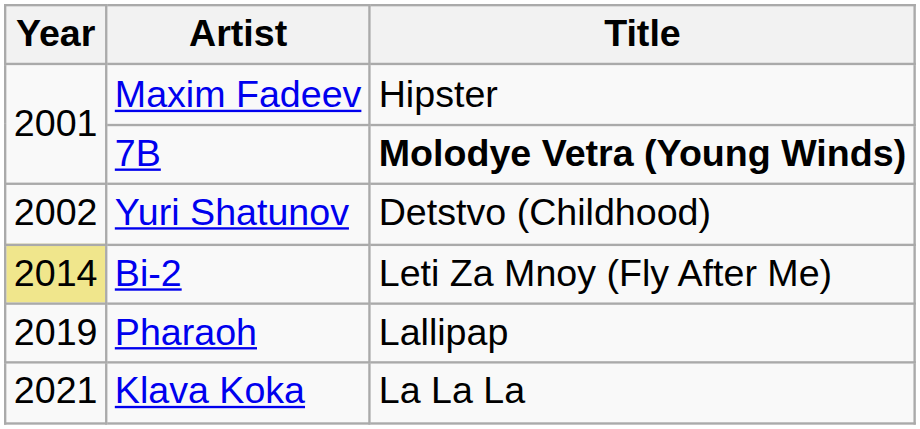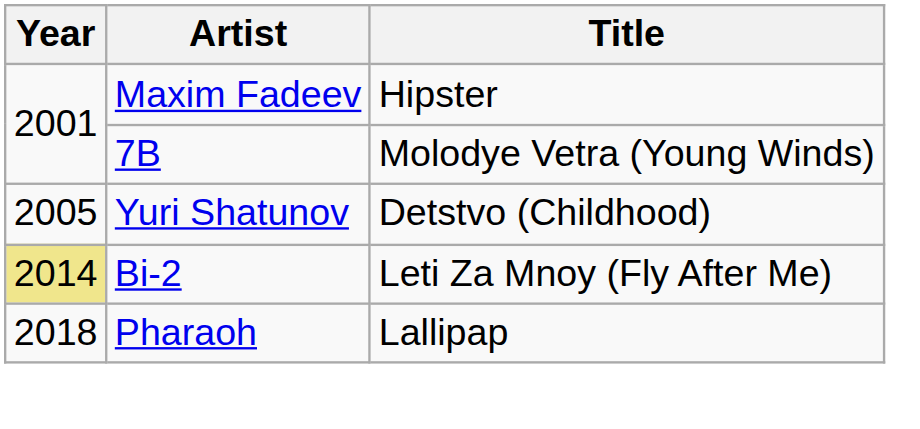(642, 153) bold -> (627, 153) normal
(56, 213) 2002 -> (56, 213) 2005
(56, 332) 2019 -> (56, 332) 2018
- row: (210, 392)
